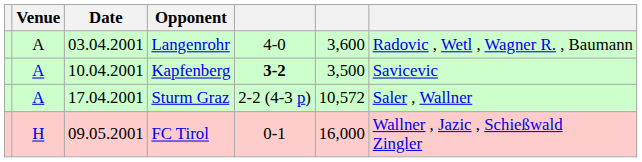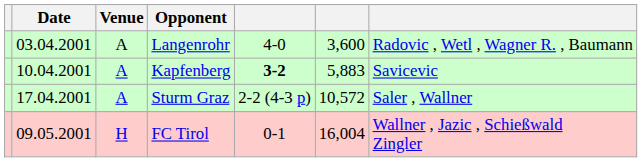columns swapped: (106, 17) <-> (38, 17)
(346, 71) 3,500 -> (346, 71) 5,883
(342, 133) 16,000 -> (342, 133) 16,004
